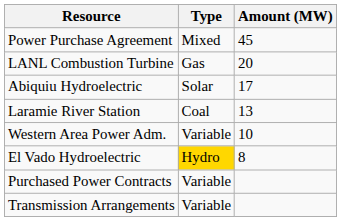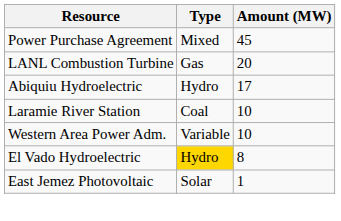(197, 87) Solar -> (199, 87) Hydro
(245, 110) 13 -> (244, 110) 10
+ row: (81, 181)
- row: (90, 181)
- row: (91, 205)
